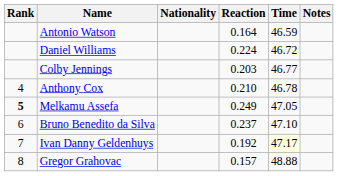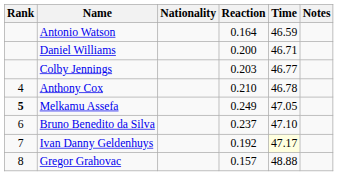(244, 50) 0.224 -> (244, 50) 0.200
(284, 50) 46.72 -> (284, 50) 46.71
